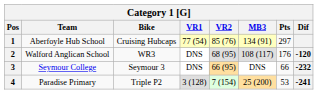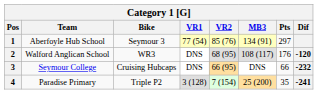(147, 40) Cruising Hubcaps -> (147, 40) Seymour 3
(147, 68) Seymour 3 -> (147, 68) Cruising Hubcaps
(285, 81) 53 -> (285, 81) 35
